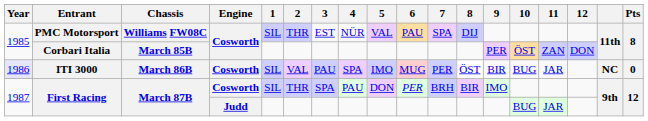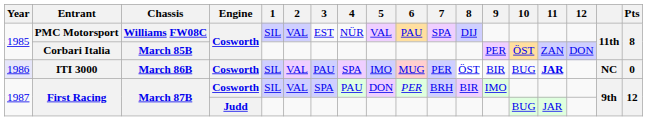(298, 32) THR -> (297, 32) VAL
(553, 69) normal -> (552, 69) bold
(298, 88) THR -> (297, 88) VAL
